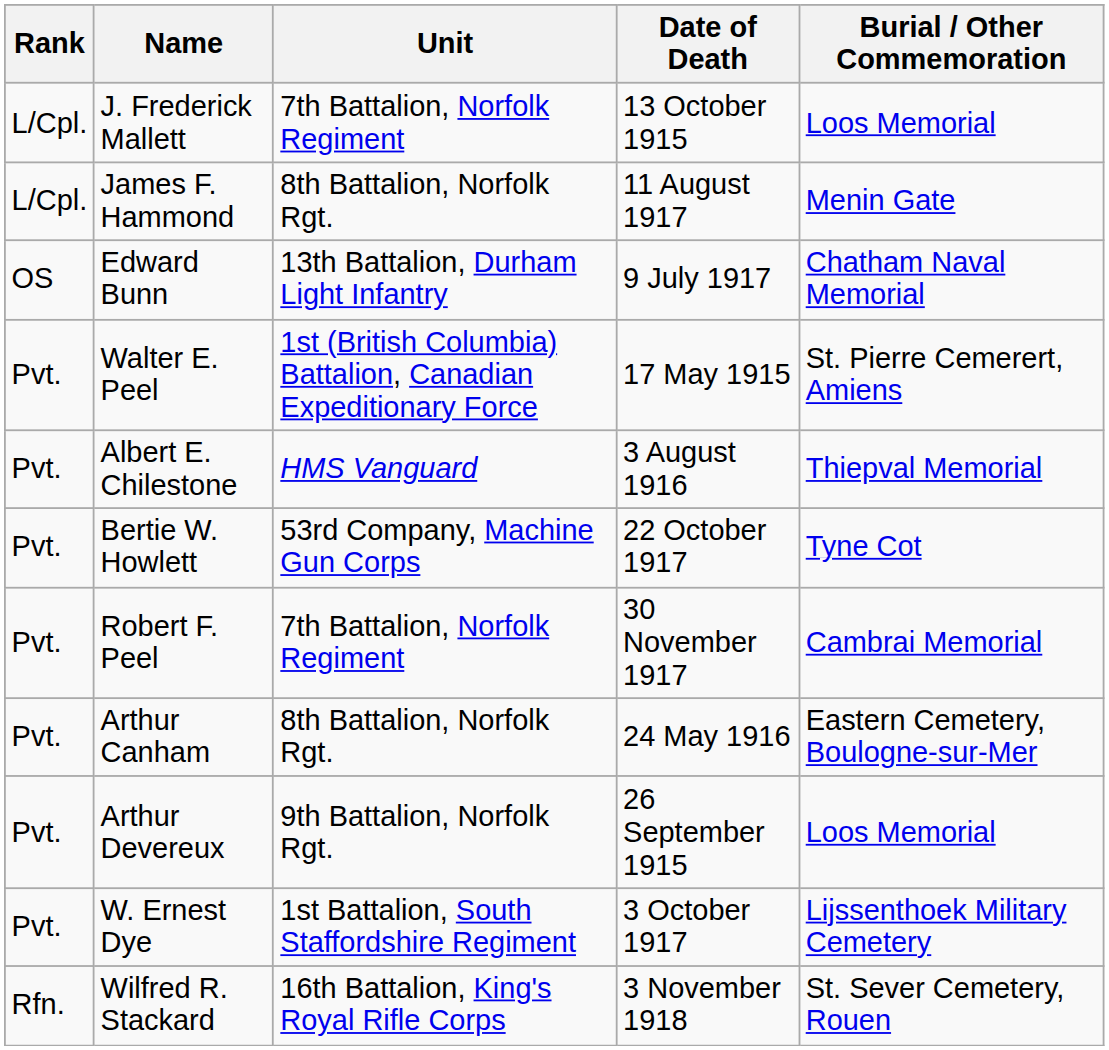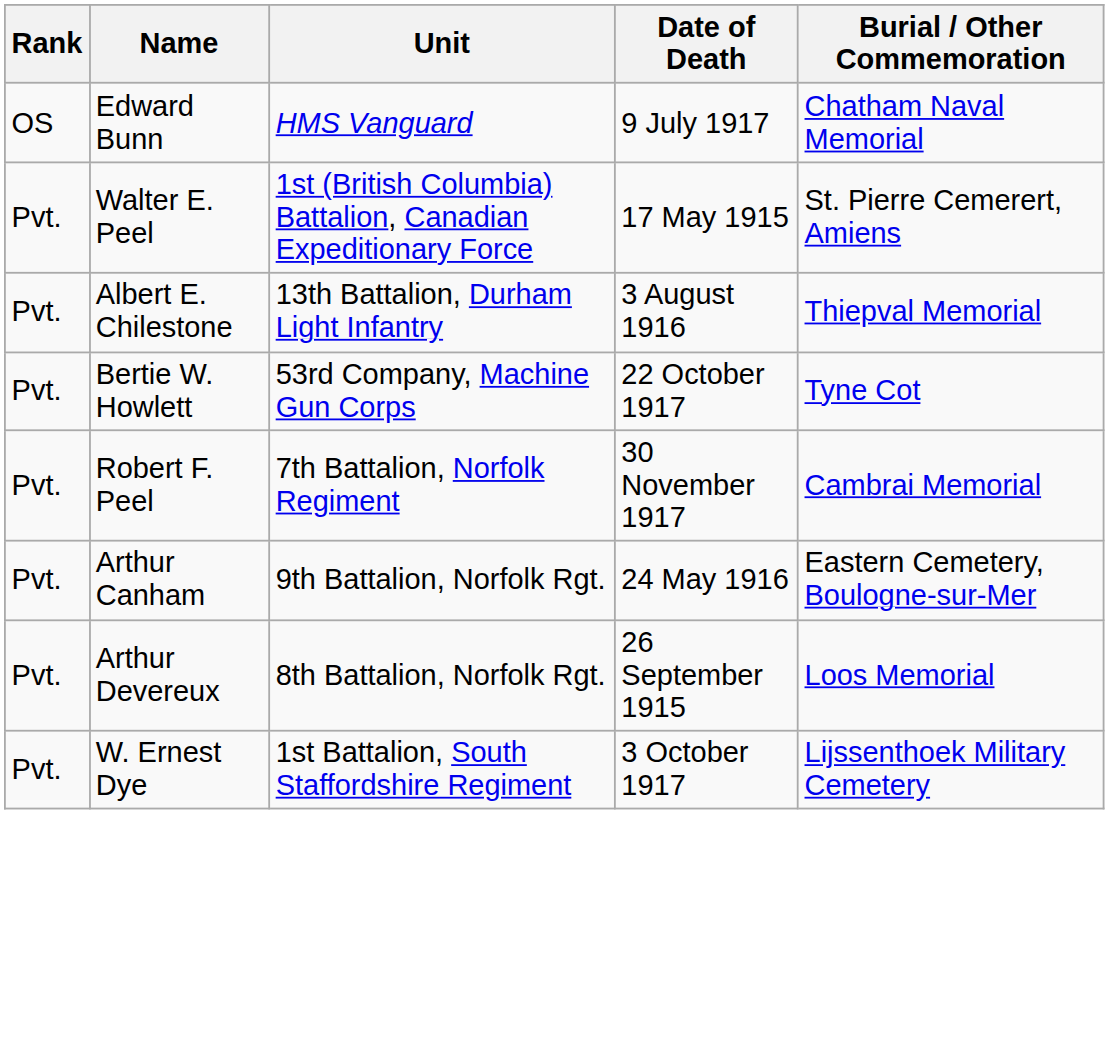- row: (176, 122)
- row: (167, 200)
(428, 279) 13th Battalion, Durham Light Infantry -> (374, 122) HMS Vanguard
(379, 468) HMS Vanguard -> (424, 311) 13th Battalion, Durham Light Infantry
(415, 736) 8th Battalion, Norfolk Rgt. -> (441, 579) 9th Battalion, Norfolk Rgt.
(415, 831) 9th Battalion, Norfolk Rgt. -> (441, 674) 8th Battalion, Norfolk Rgt.
- row: (164, 1005)
